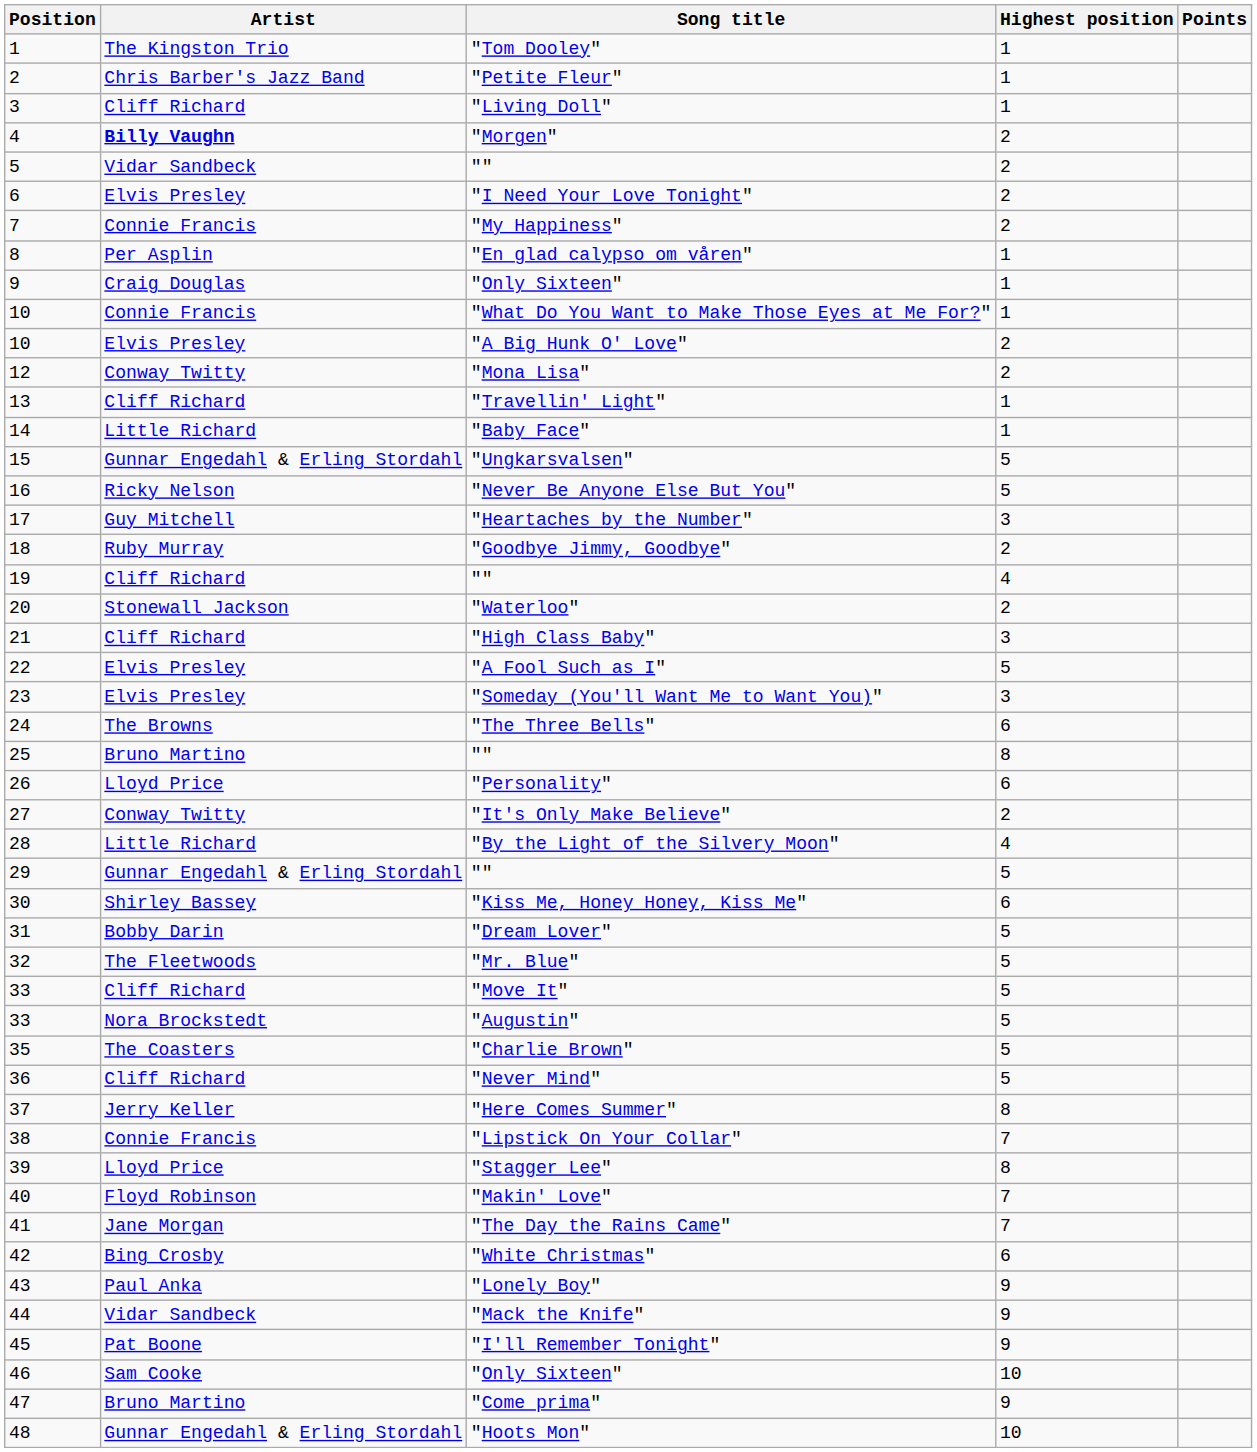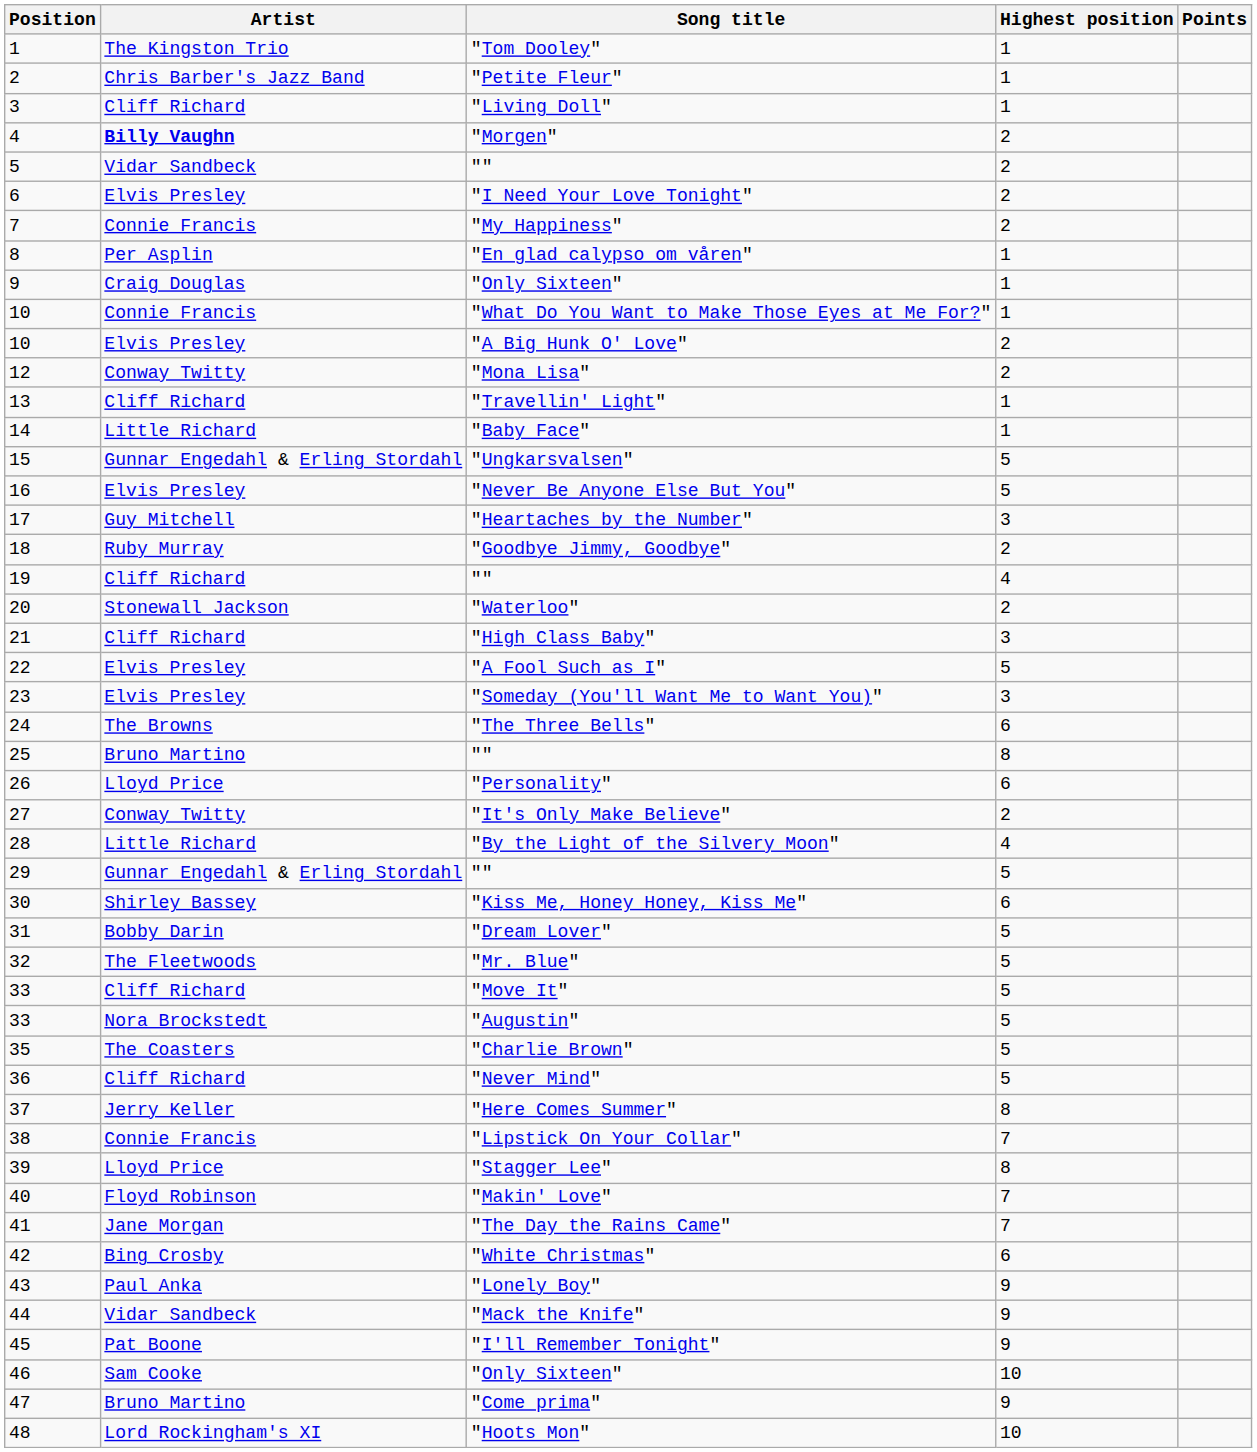(169, 491) Ricky Nelson -> (175, 491) Elvis Presley
(283, 1433) Gunnar Engedahl & Erling Stordahl -> (213, 1433) Lord Rockingham's XI
